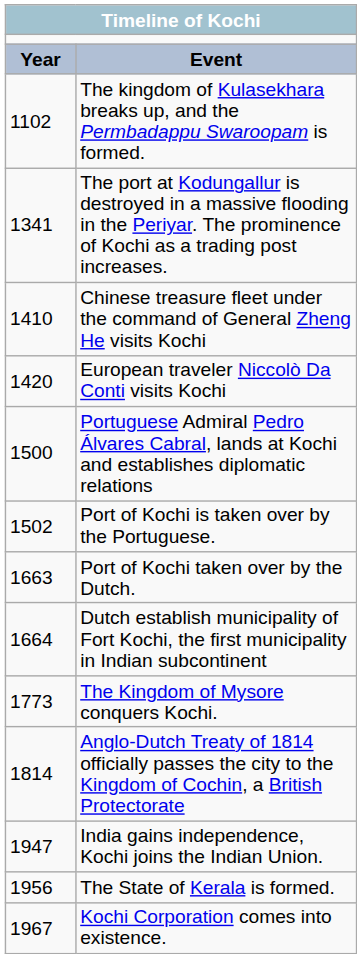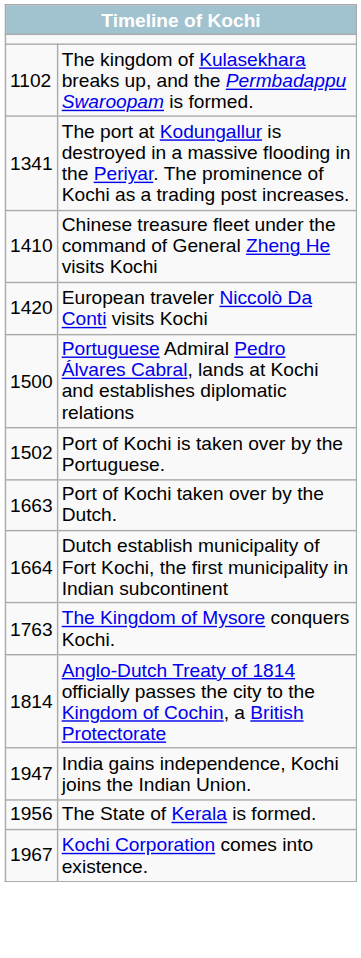- row: (216, 59)
(31, 701) 1773 -> (31, 629) 1763
